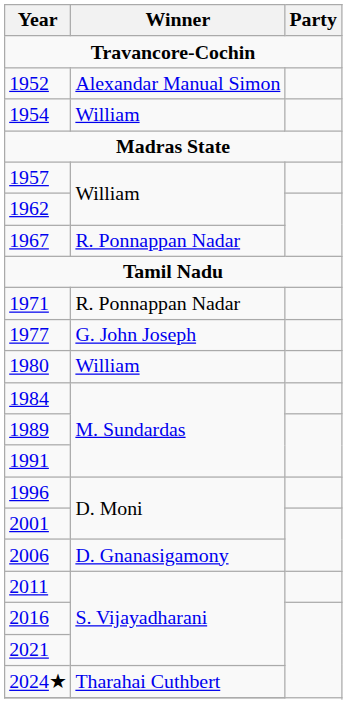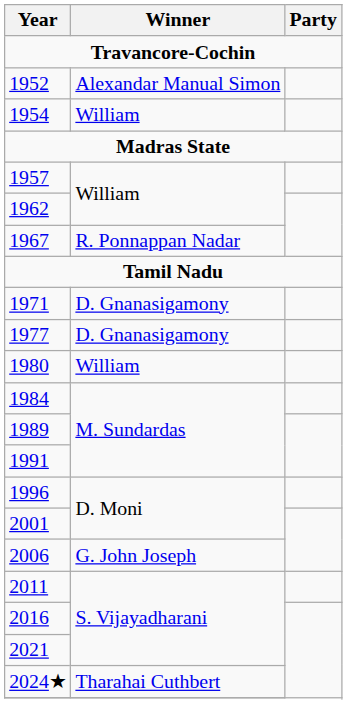(158, 303) R. Ponnappan Nadar -> (152, 303) D. Gnanasigamony
(136, 334) G. John Joseph -> (152, 334) D. Gnanasigamony
(152, 555) D. Gnanasigamony -> (136, 555) G. John Joseph
